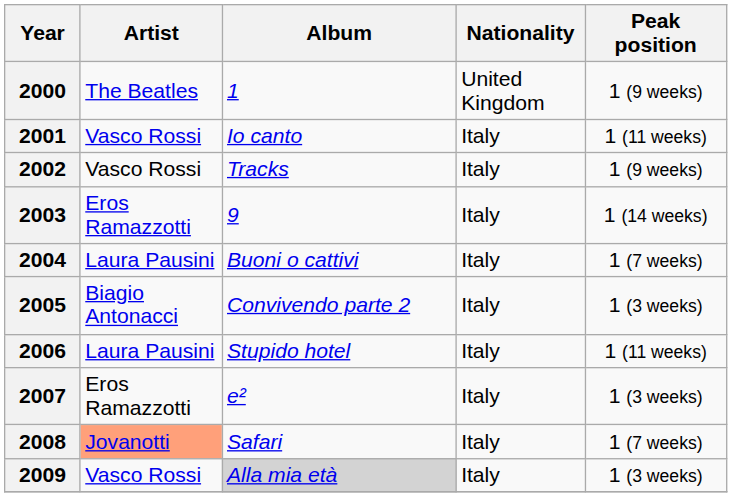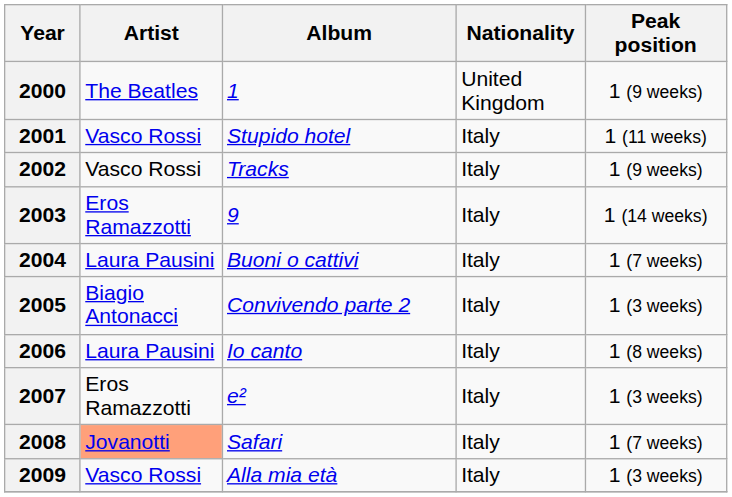(265, 135) Io canto -> (289, 135) Stupido hotel
(289, 350) Stupido hotel -> (265, 350) Io canto
(656, 350) 1 (11 weeks) -> (656, 350) 1 (8 weeks)
(282, 474) lightgrey background -> (282, 474) no background
